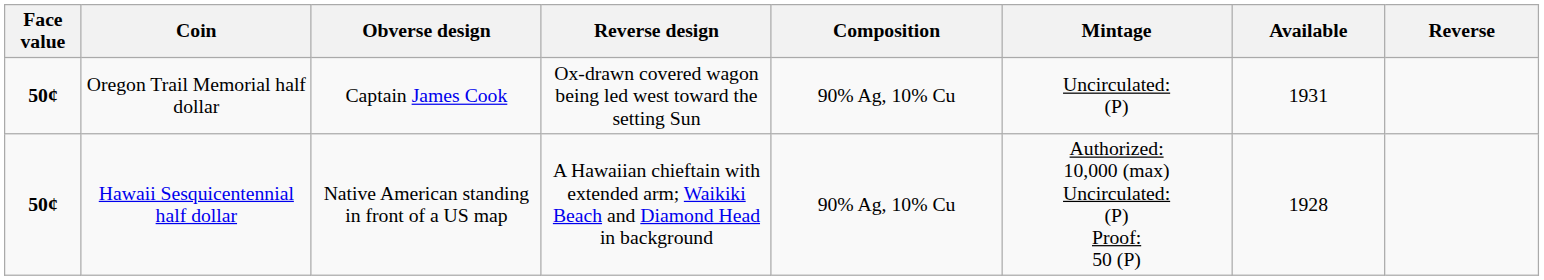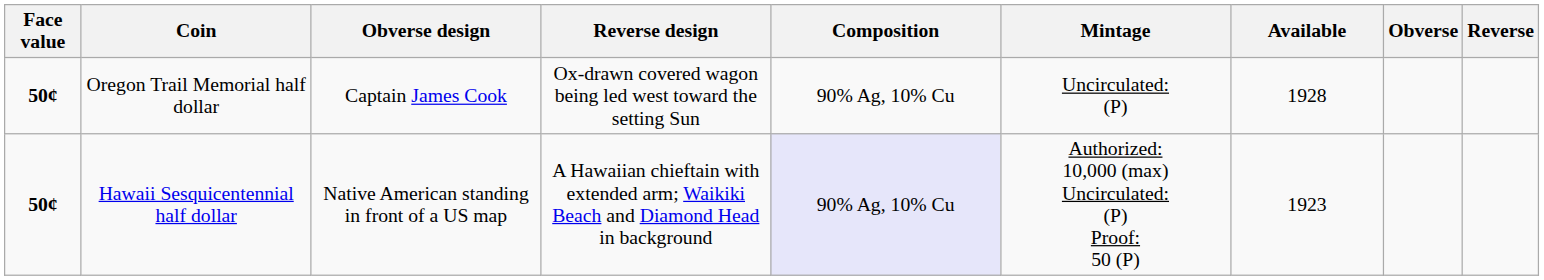+ column: (1423, 31)
(1308, 95) 1931 -> (1307, 95) 1928
(887, 204) no background -> (886, 204) lavender background
(1308, 204) 1928 -> (1307, 204) 1923
